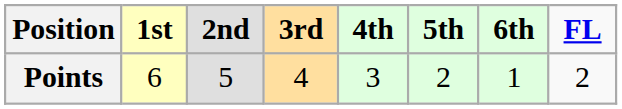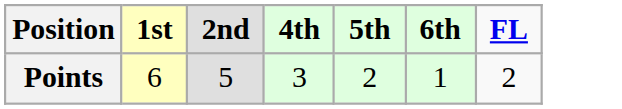- column: (301, 28)
